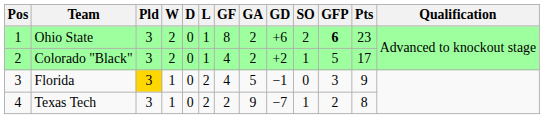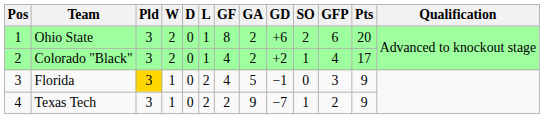(335, 37) bold -> (335, 37) normal
(364, 37) 23 -> (364, 37) 20
(335, 59) 5 -> (335, 59) 4
(364, 102) 8 -> (364, 102) 9
